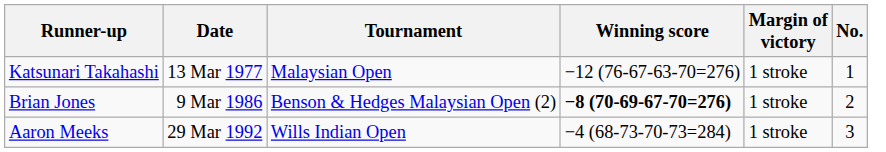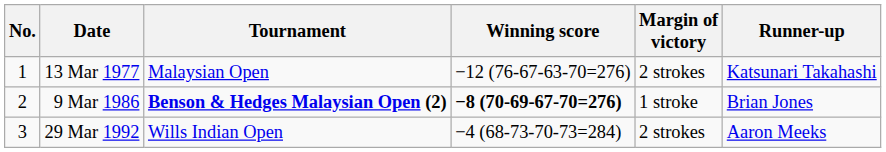columns swapped: (850, 30) <-> (84, 30)
(778, 71) 1 stroke -> (672, 71) 2 strokes
(414, 102) normal -> (297, 102) bold
(778, 132) 1 stroke -> (672, 132) 2 strokes
